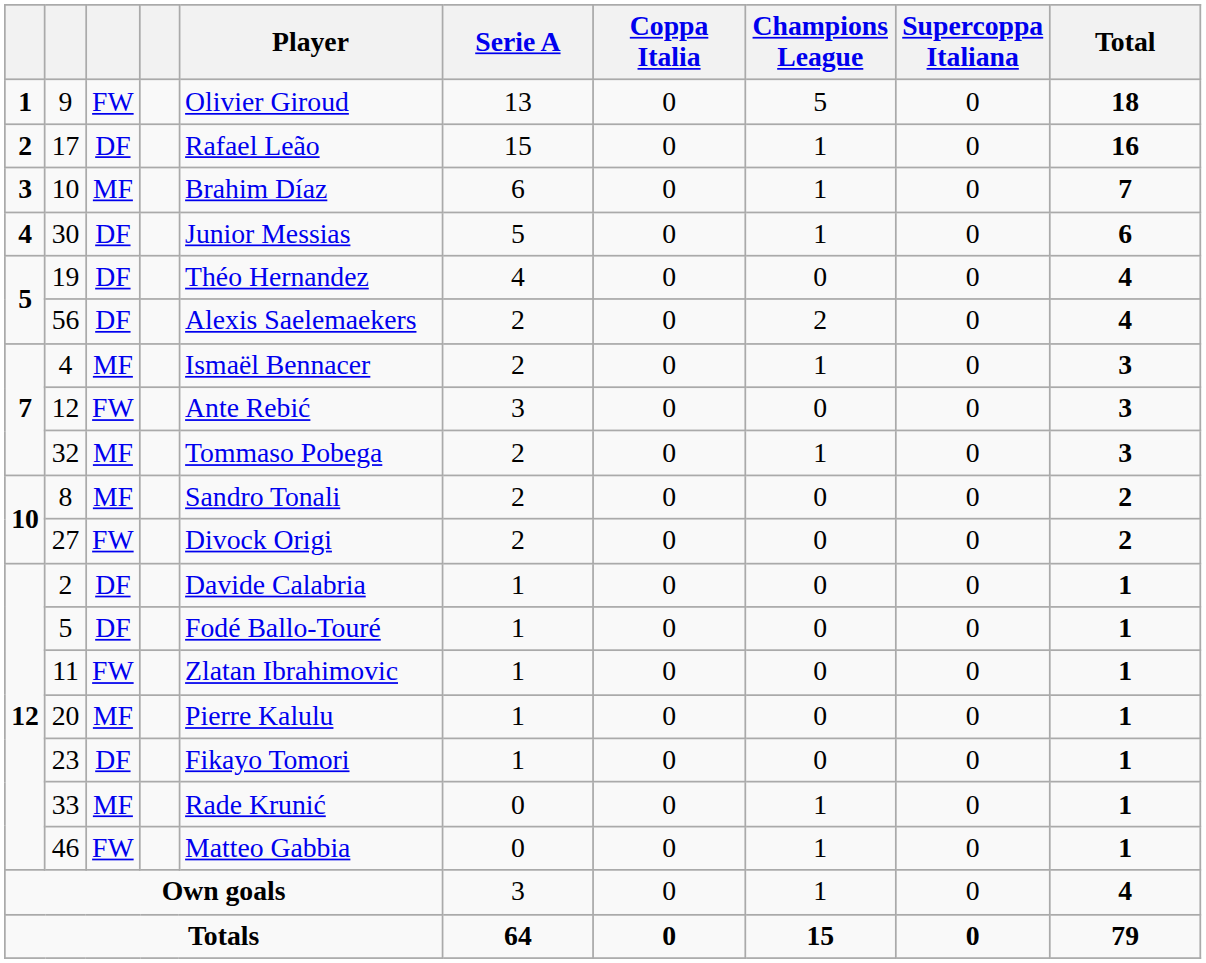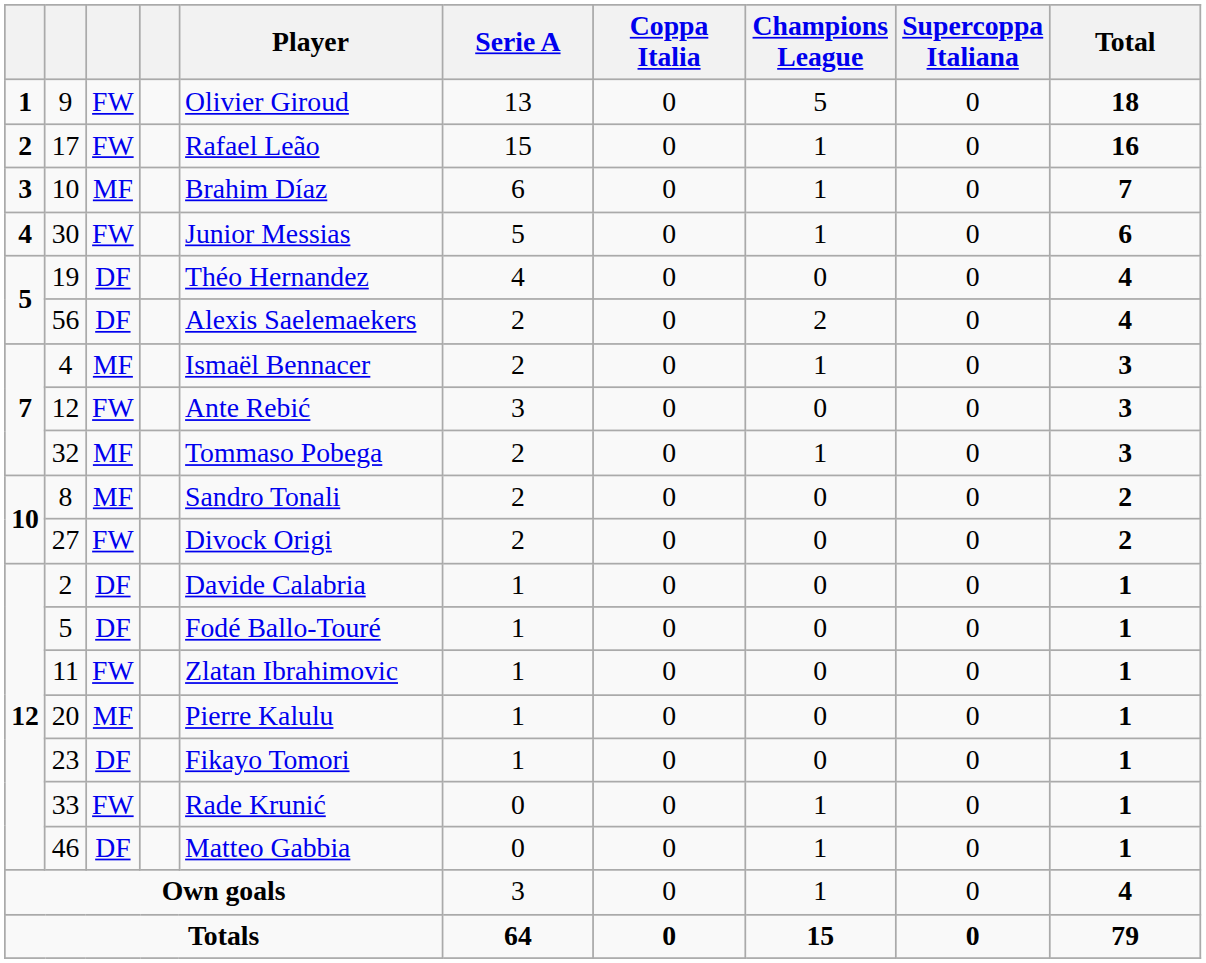(113, 145) DF -> (113, 145) FW
(113, 233) DF -> (113, 233) FW
(113, 803) MF -> (113, 803) FW
(113, 847) FW -> (113, 847) DF
